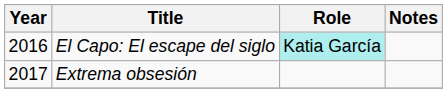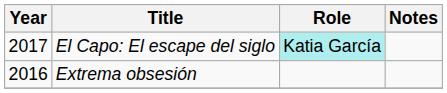(28, 46) 2016 -> (28, 46) 2017
(28, 74) 2017 -> (28, 74) 2016
